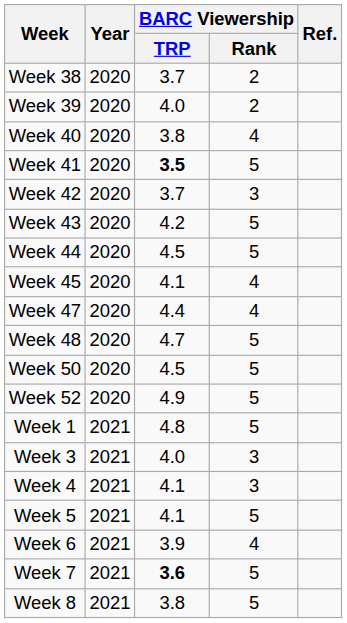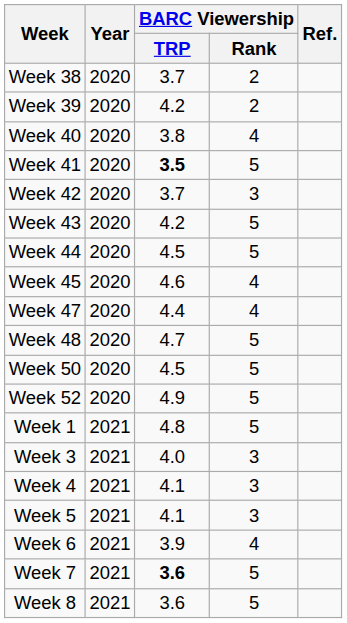(172, 106) 4.0 -> (172, 106) 4.2
(172, 281) 4.1 -> (172, 281) 4.6
(254, 515) 5 -> (254, 515) 3
(172, 602) 3.8 -> (172, 602) 3.6
